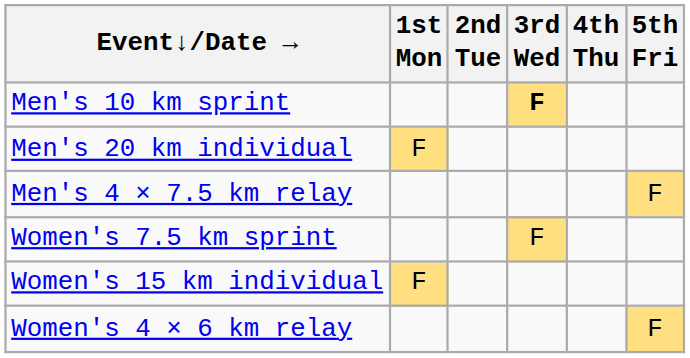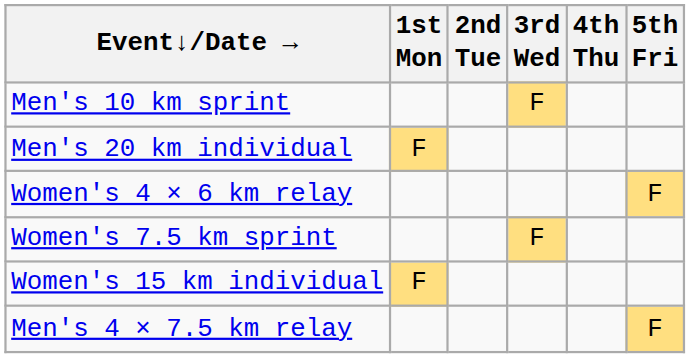(537, 104) bold -> (537, 104) normal
rows swapped: (182, 194) <-> (182, 328)
